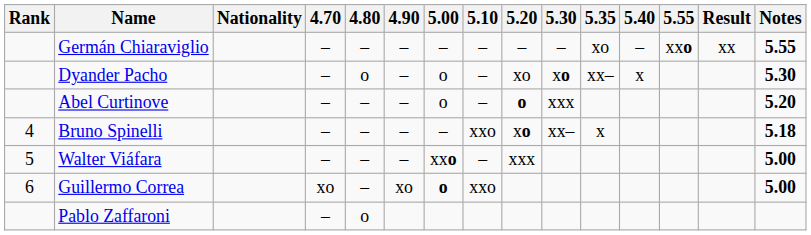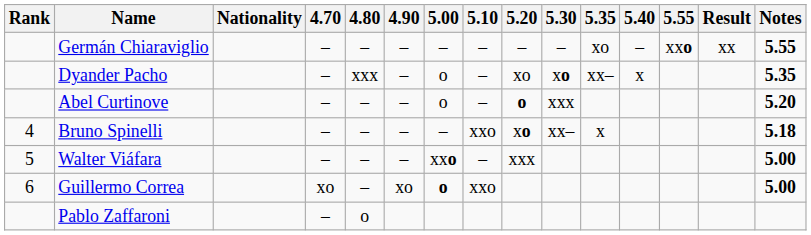(365, 74) o -> (365, 74) xxx
(780, 74) 5.30 -> (780, 74) 5.35
